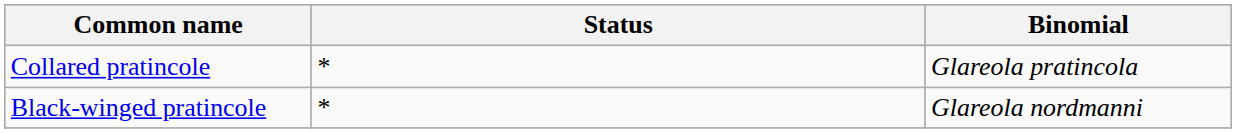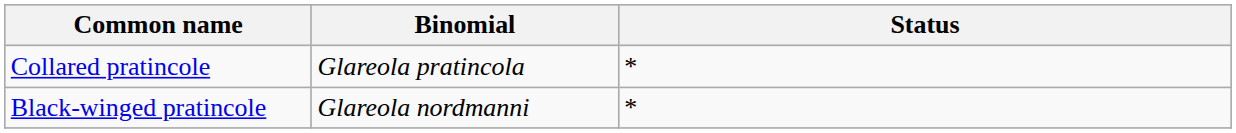columns swapped: (1078, 25) <-> (618, 25)
